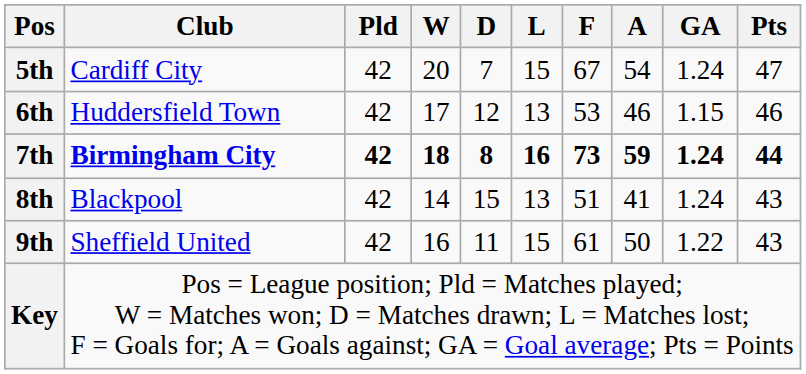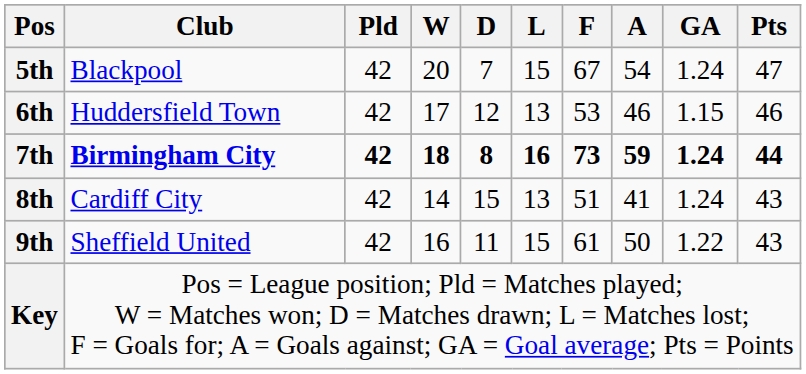(136, 69) Cardiff City -> (126, 69) Blackpool
(126, 198) Blackpool -> (136, 198) Cardiff City
